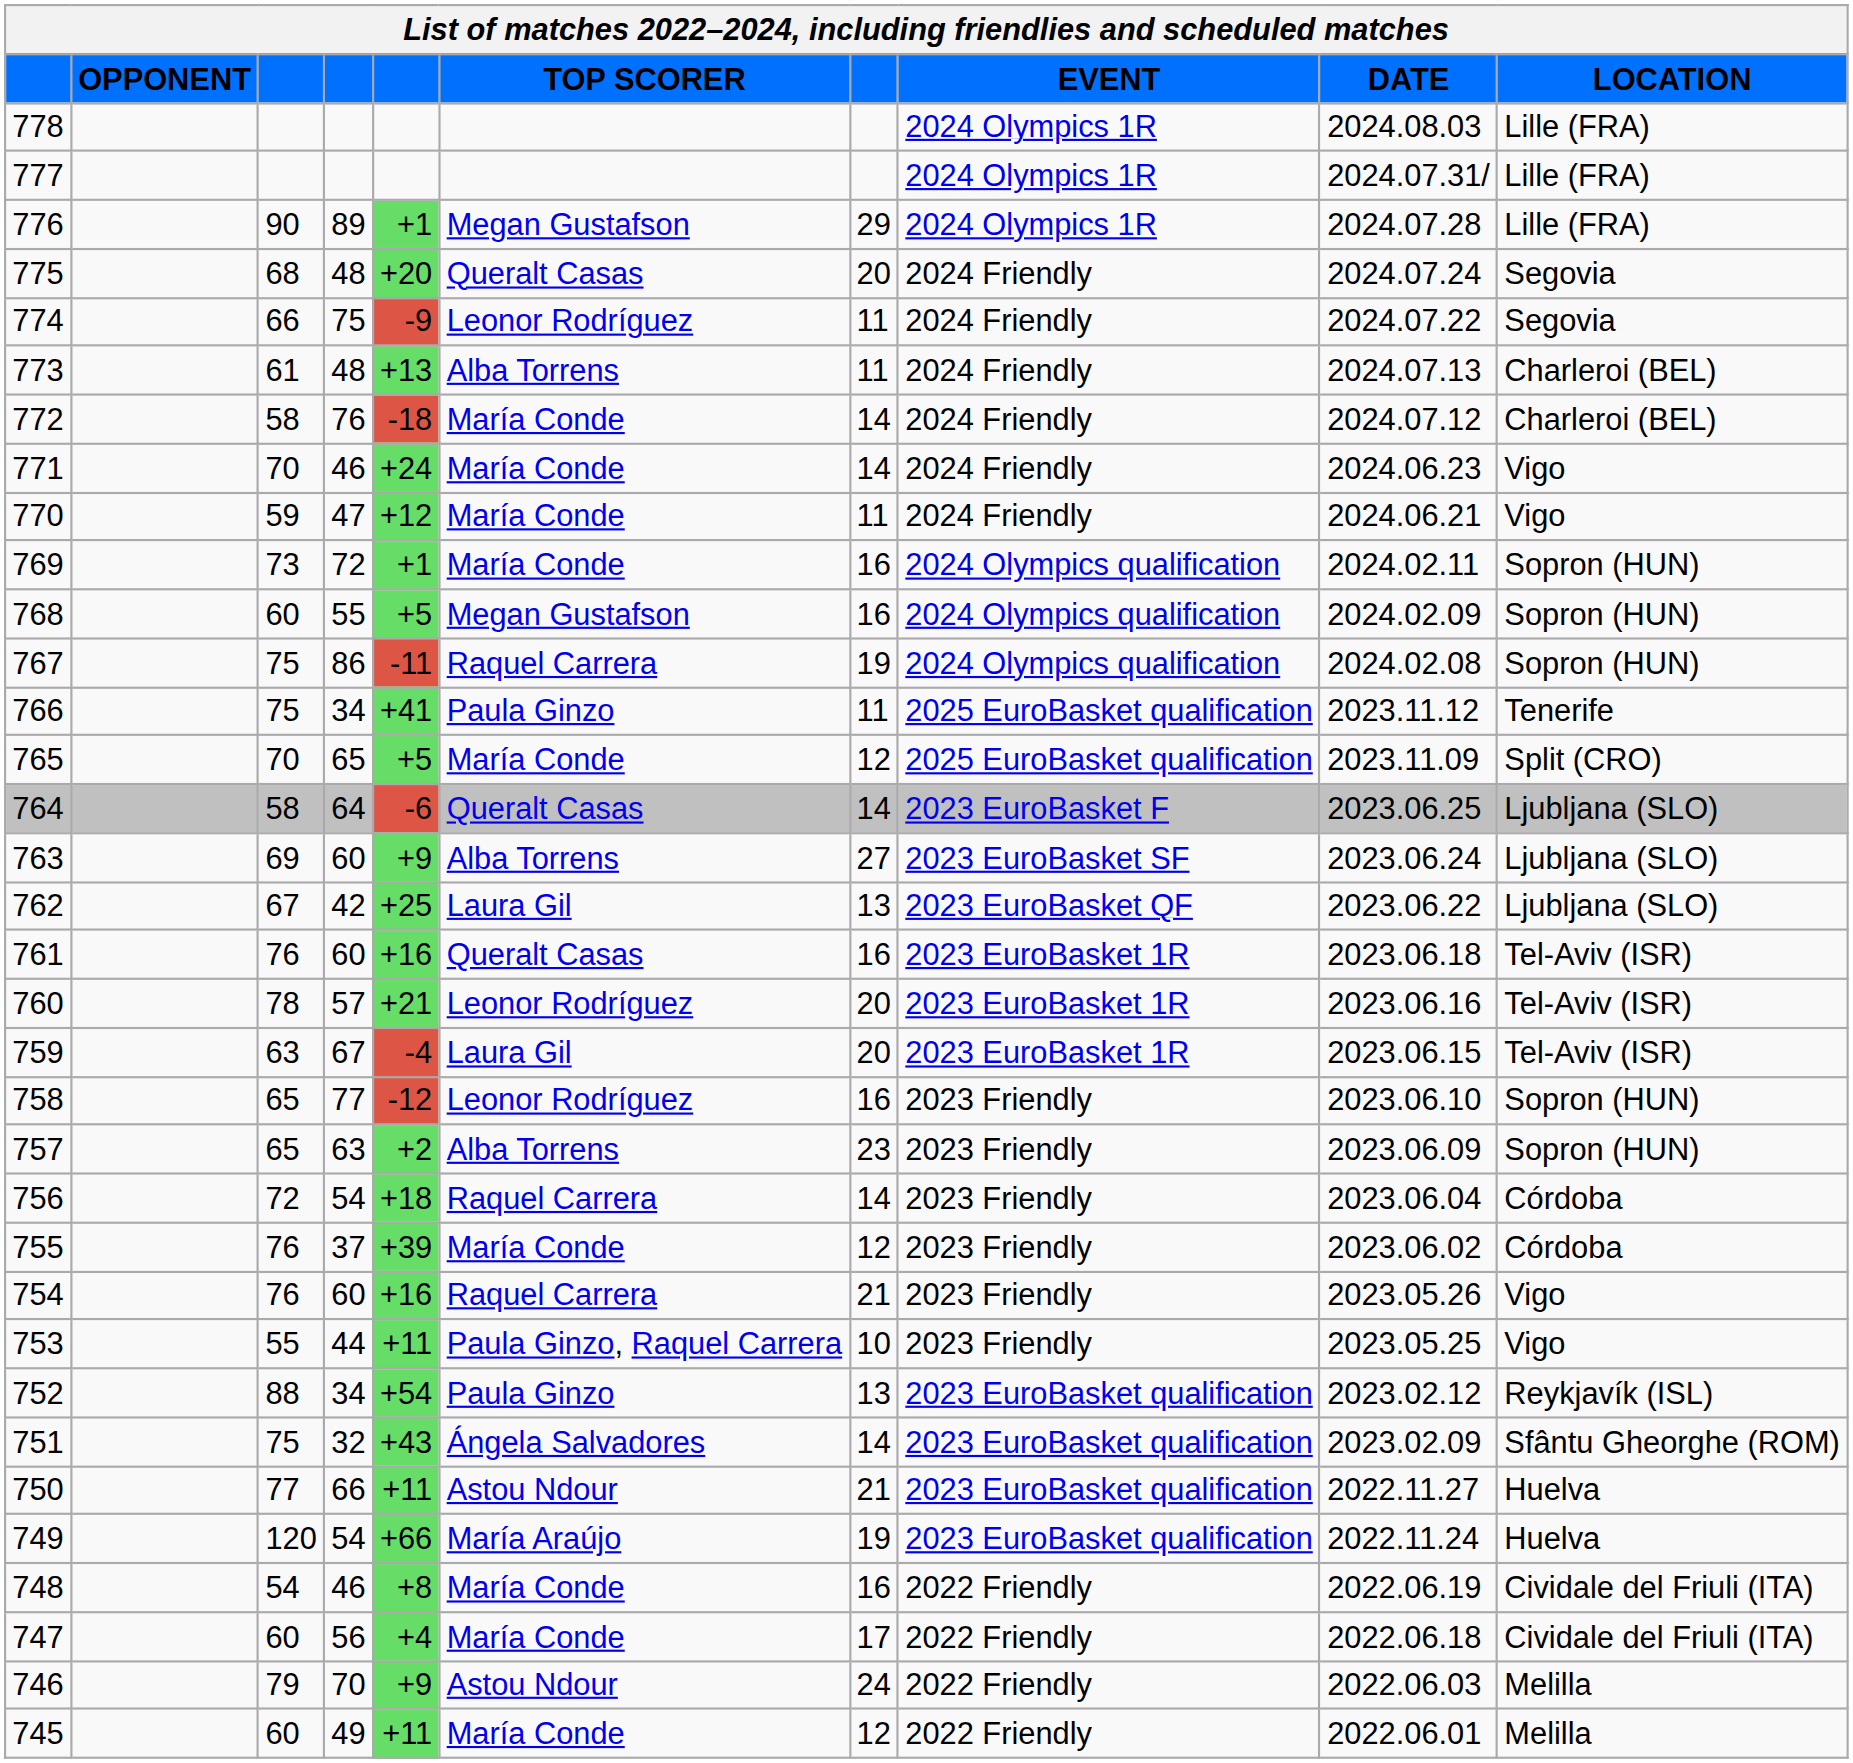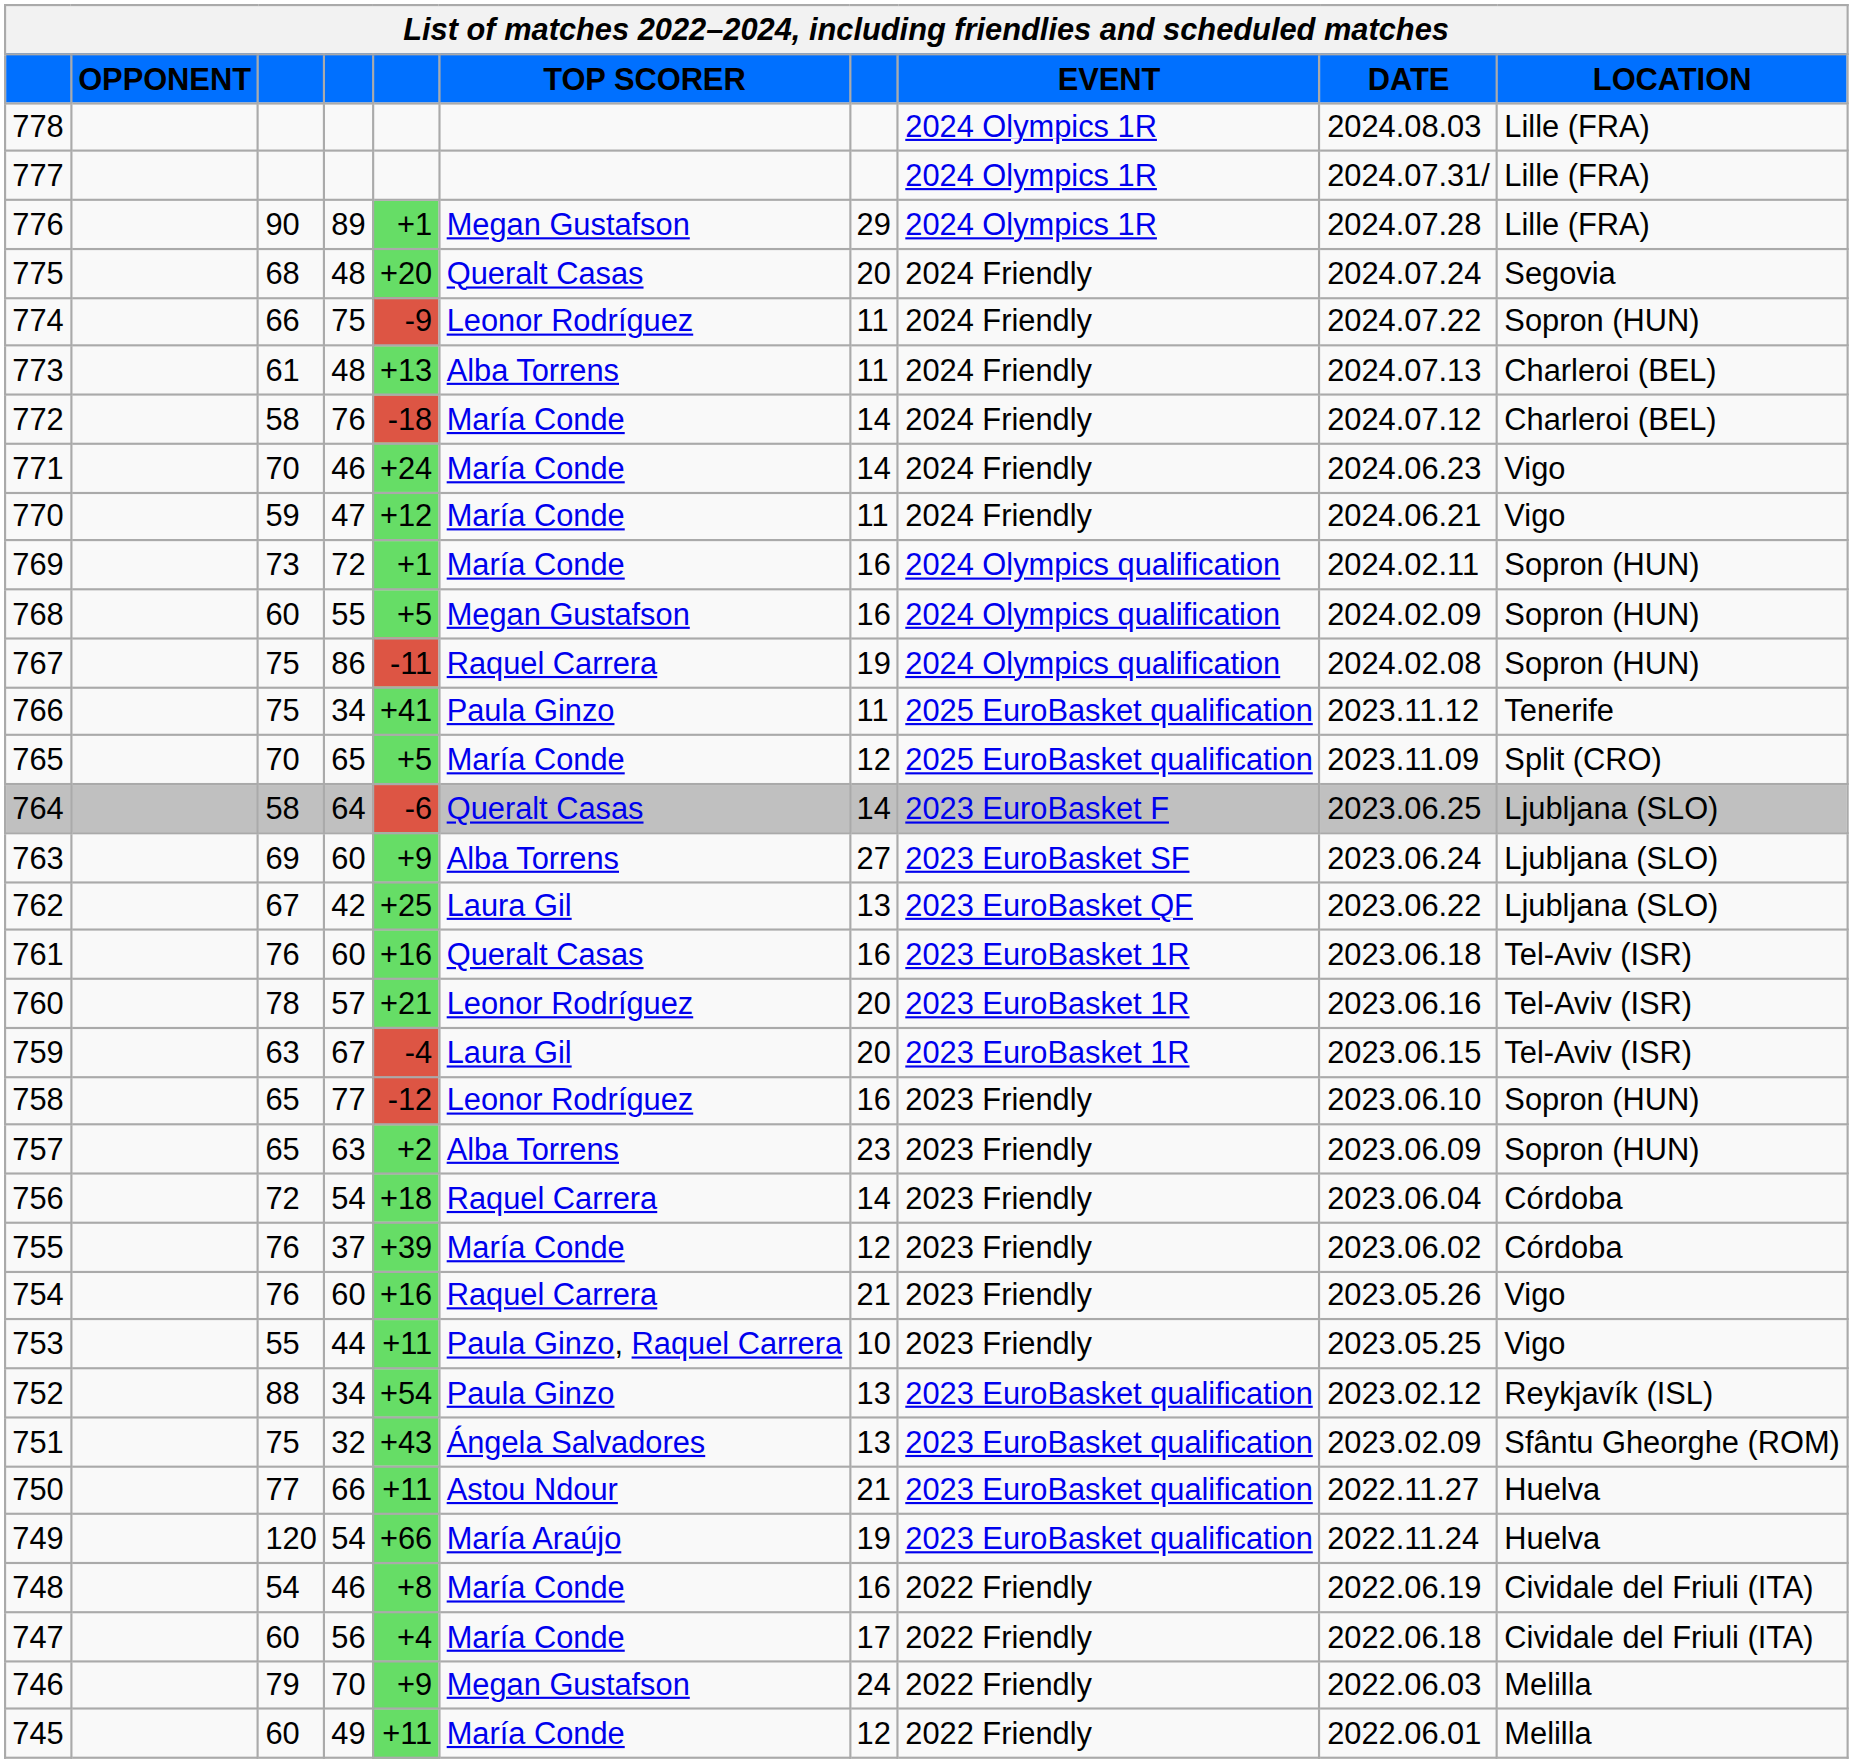(1560, 322) Segovia -> (1602, 322) Sopron (HUN)
(874, 1442) 14 -> (874, 1442) 13
(532, 1685) Astou Ndour -> (568, 1685) Megan Gustafson
